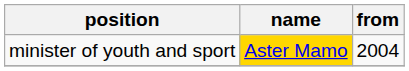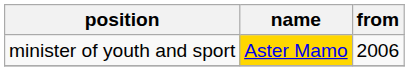(378, 50) 2004 -> (378, 50) 2006
